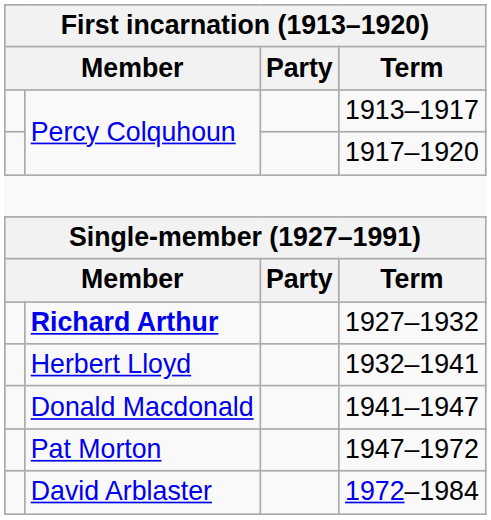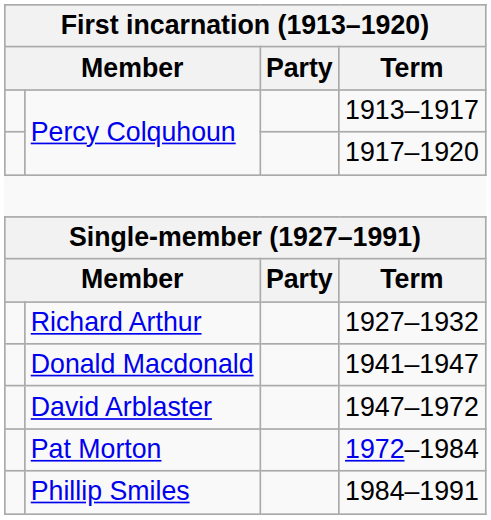(125, 322) bold -> (116, 322) normal
- row: (412, 364)
(96, 449) Pat Morton -> (121, 407) David Arblaster
(121, 491) David Arblaster -> (96, 449) Pat Morton
+ row: (412, 491)
